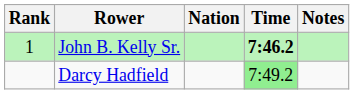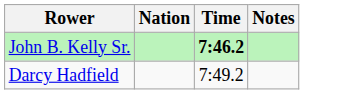- column: (29, 18)
(271, 74) lightgreen background -> (221, 74) no background
